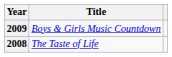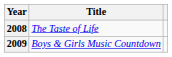rows swapped: (17, 44) <-> (17, 28)
